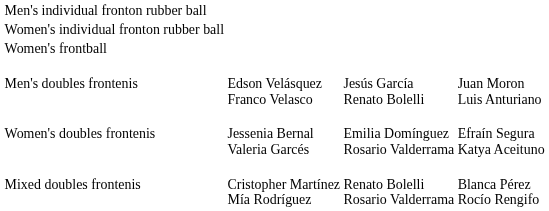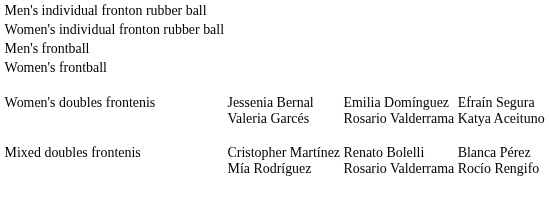+ row: (47, 48)
- row: (71, 83)
